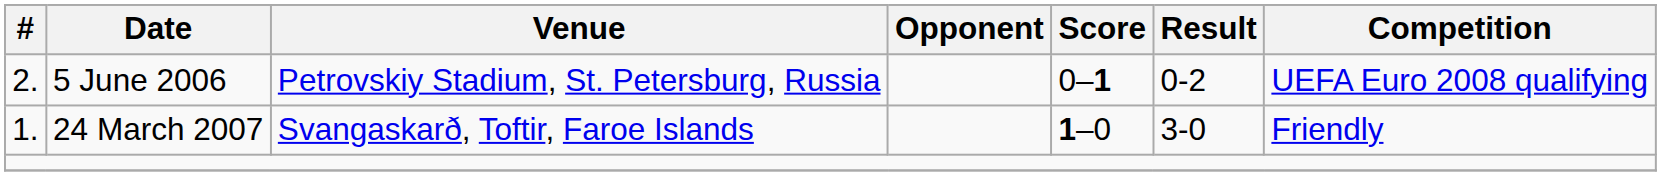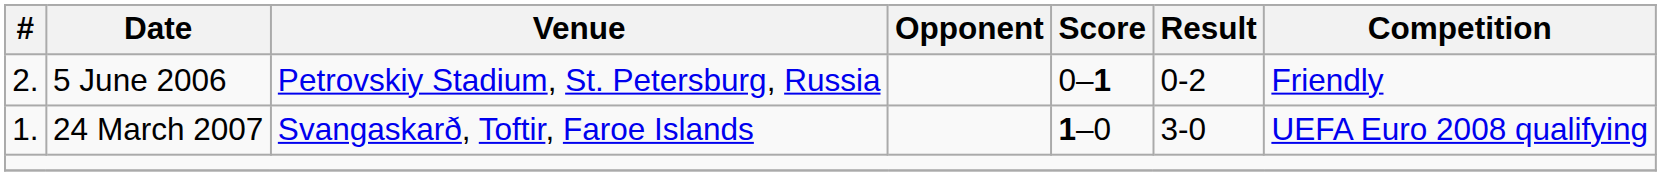(1460, 79) UEFA Euro 2008 qualifying -> (1327, 79) Friendly
(1327, 129) Friendly -> (1460, 129) UEFA Euro 2008 qualifying
